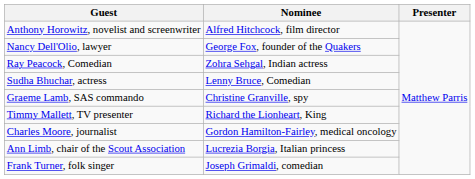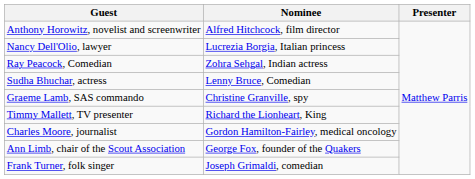(283, 47) George Fox, founder of the Quakers -> (275, 47) Lucrezia Borgia, Italian princess
(275, 149) Lucrezia Borgia, Italian princess -> (283, 149) George Fox, founder of the Quakers
